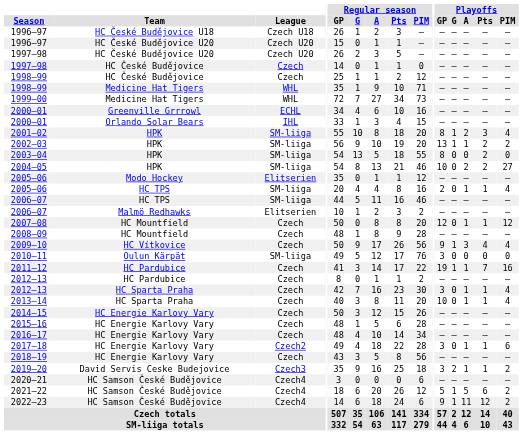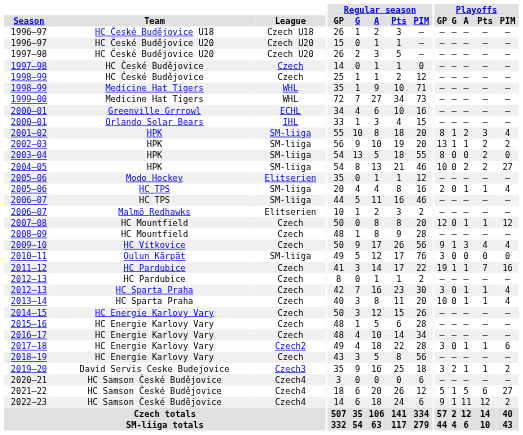(508, 391) 2 -> (508, 391) 27
